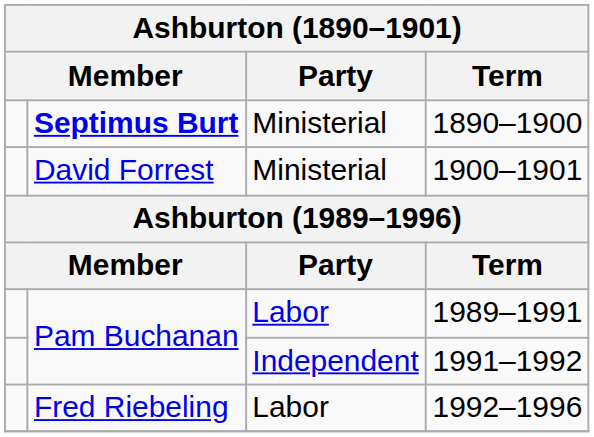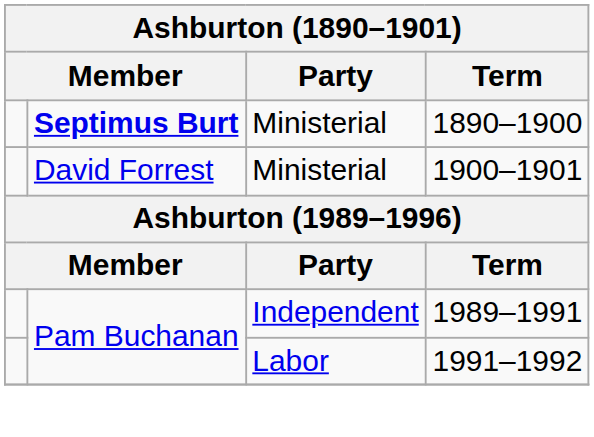(291, 312) Labor -> (336, 312) Independent
(336, 360) Independent -> (291, 360) Labor
- row: (507, 407)
